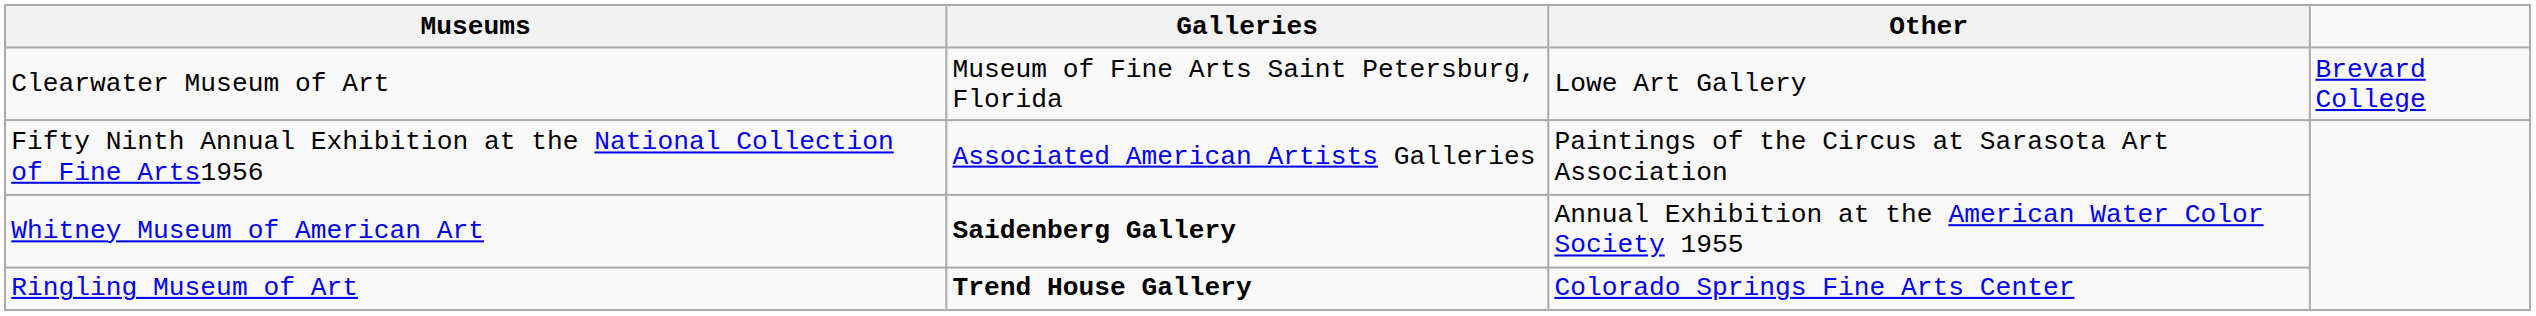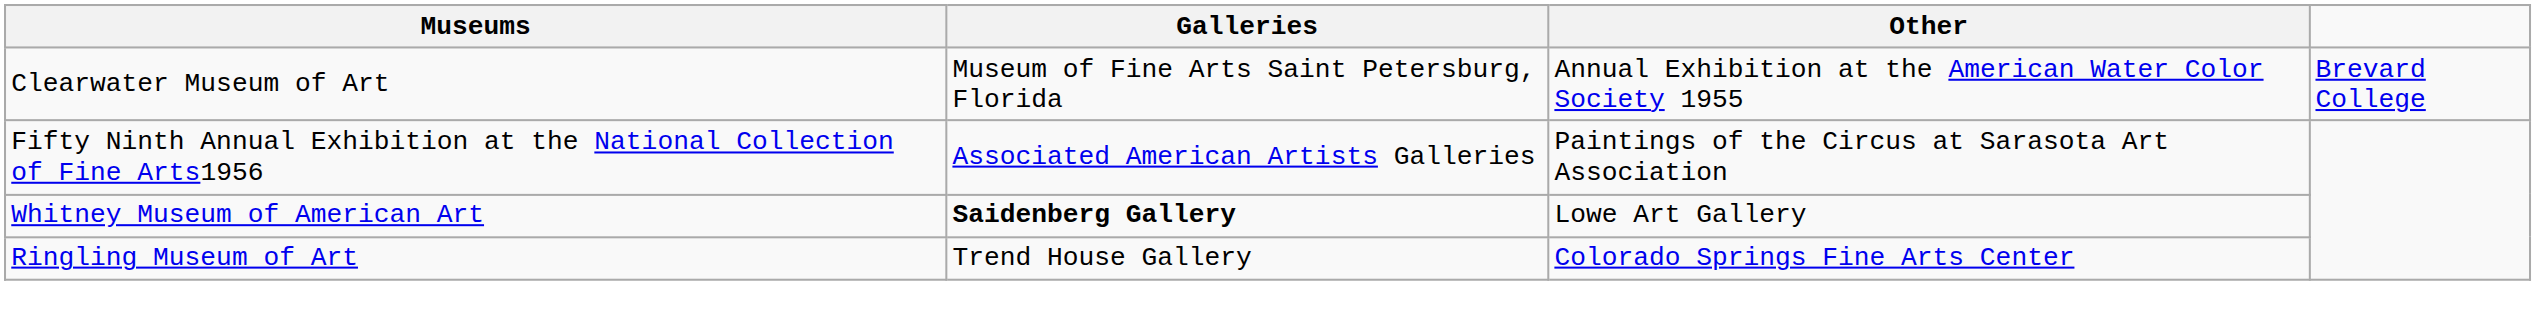(1680, 84) Lowe Art Gallery -> (1909, 84) Annual Exhibition at the American Water Color Society 1955
(1909, 231) Annual Exhibition at the American Water Color Society 1955 -> (1680, 215) Lowe Art Gallery
(1102, 289) bold -> (1102, 258) normal
